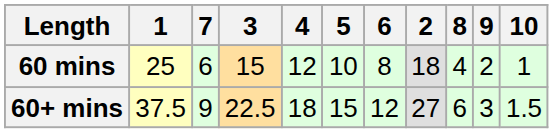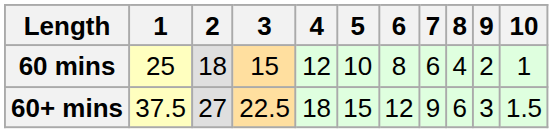columns swapped: (426, 25) <-> (205, 25)
